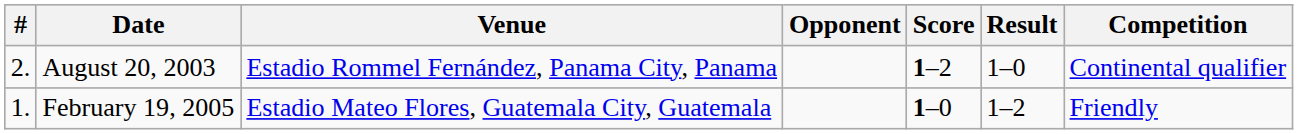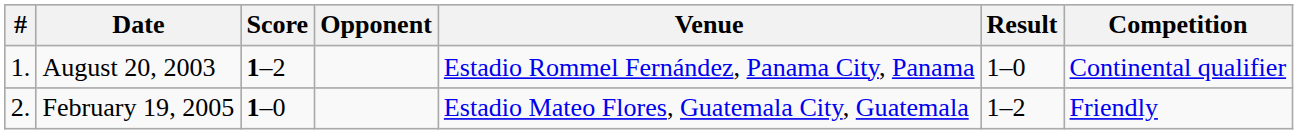columns swapped: (512, 25) <-> (944, 25)
(21, 66) 2. -> (21, 66) 1.
(21, 107) 1. -> (21, 107) 2.
